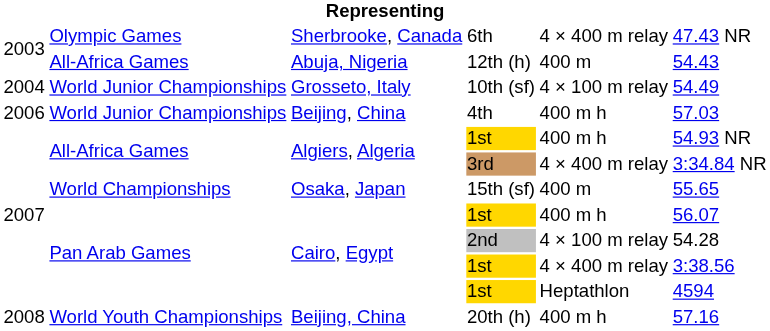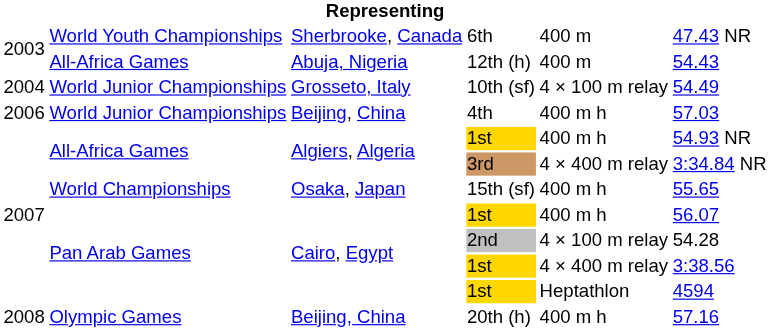(115, 36) Olympic Games -> (166, 36) World Youth Championships
(604, 36) 4 × 400 m relay -> (565, 36) 400 m
(565, 189) 400 m -> (573, 189) 400 m h
(166, 317) World Youth Championships -> (115, 317) Olympic Games
